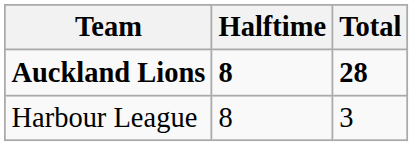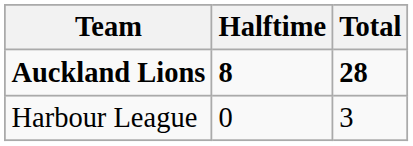(226, 117) 8 -> (226, 117) 0
